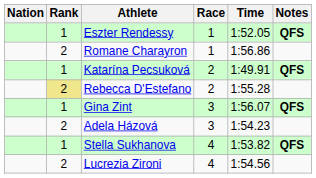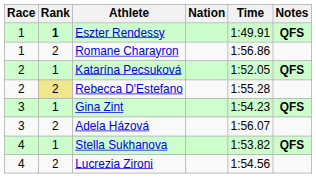columns swapped: (211, 13) <-> (26, 13)
(64, 32) normal -> (55, 32) bold
(250, 32) 1:52.05 -> (250, 32) 1:49.91
(250, 70) 1:49.91 -> (250, 70) 1:52.05
(250, 107) 1:56.07 -> (250, 107) 1:54.23
(250, 126) 1:54.23 -> (250, 126) 1:56.07
